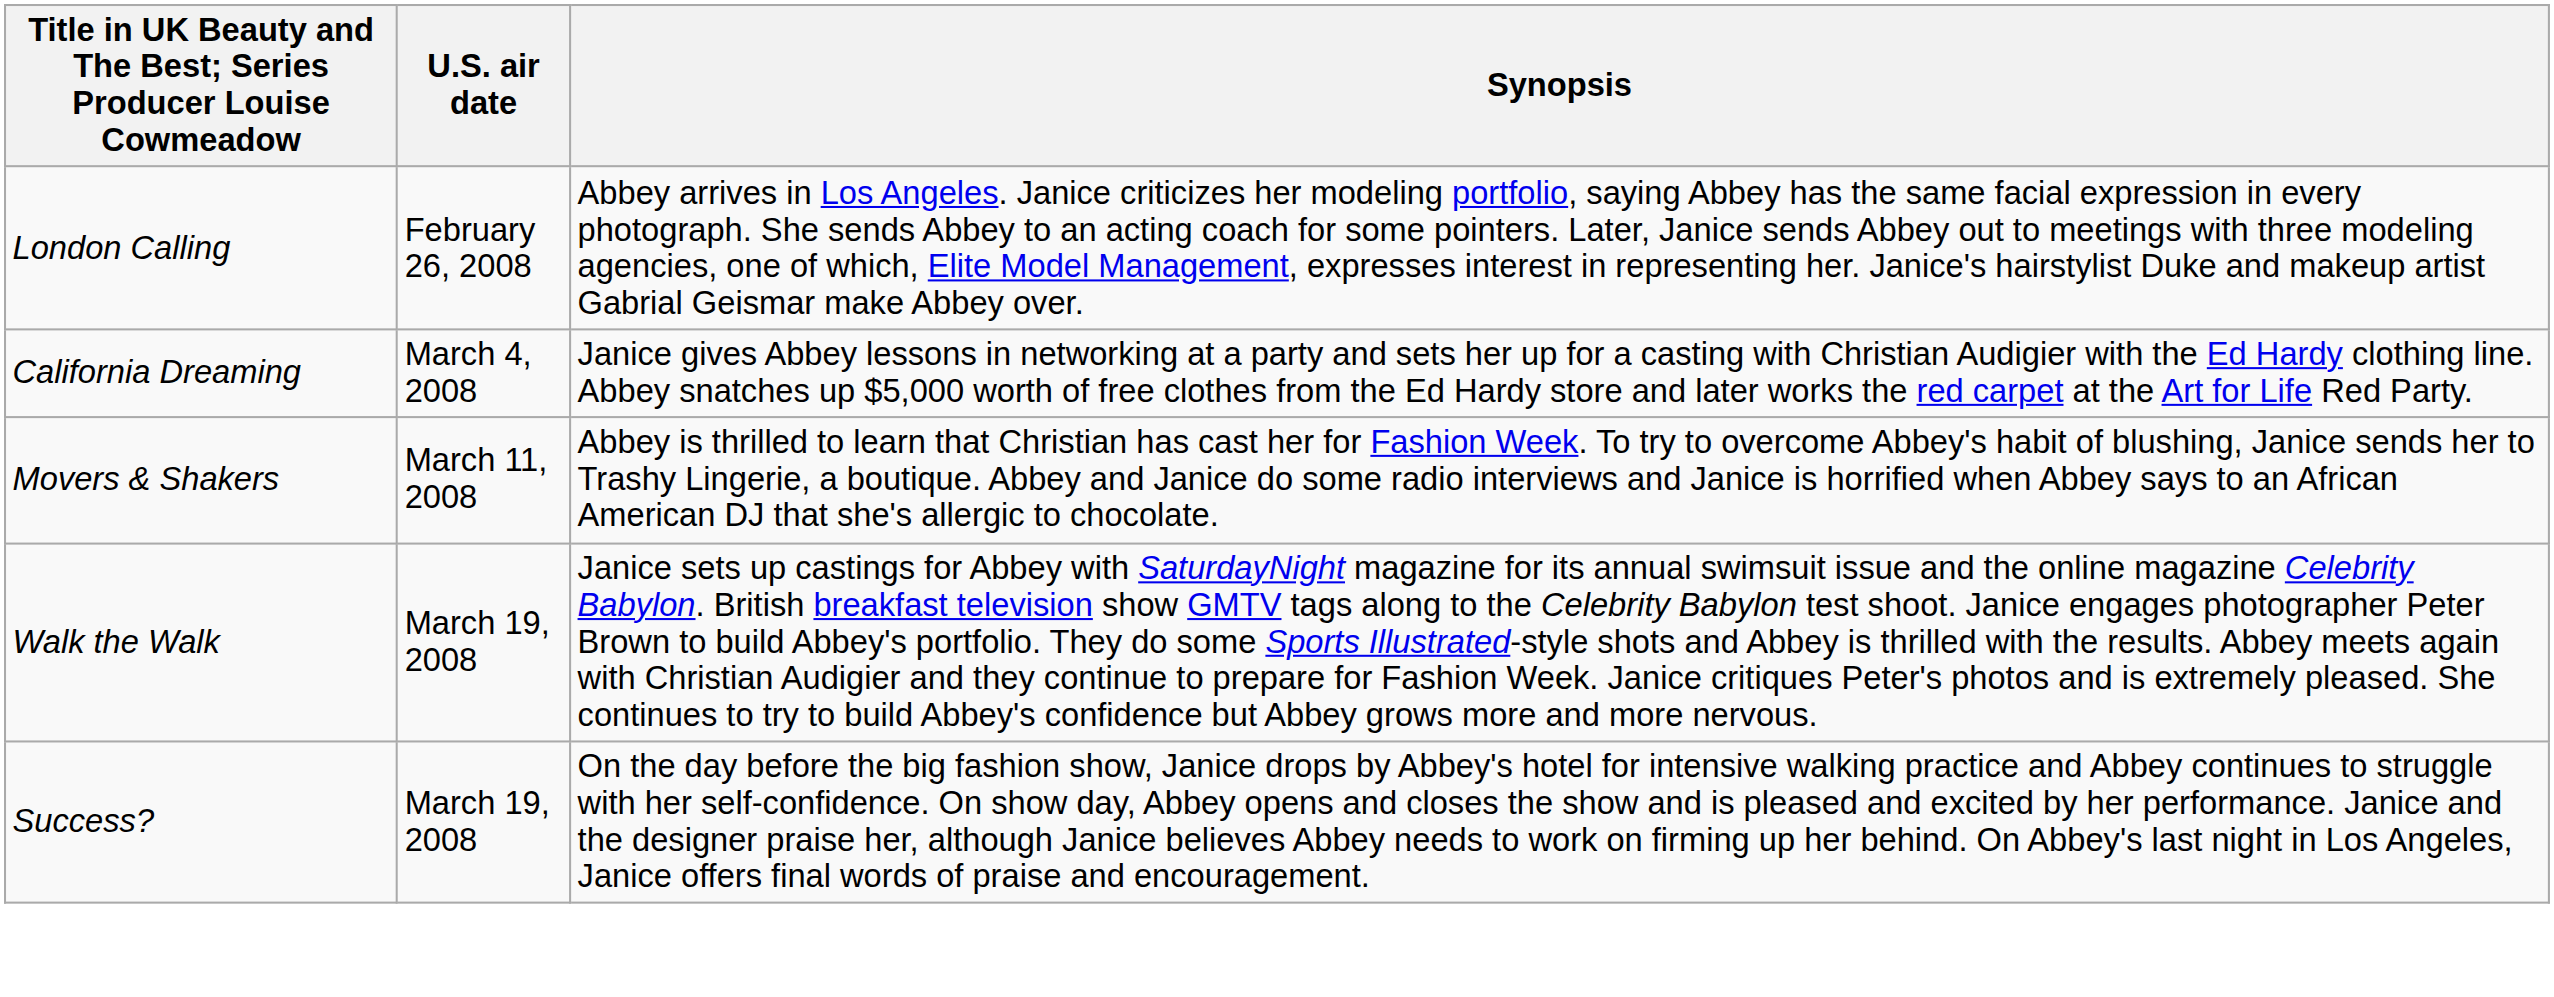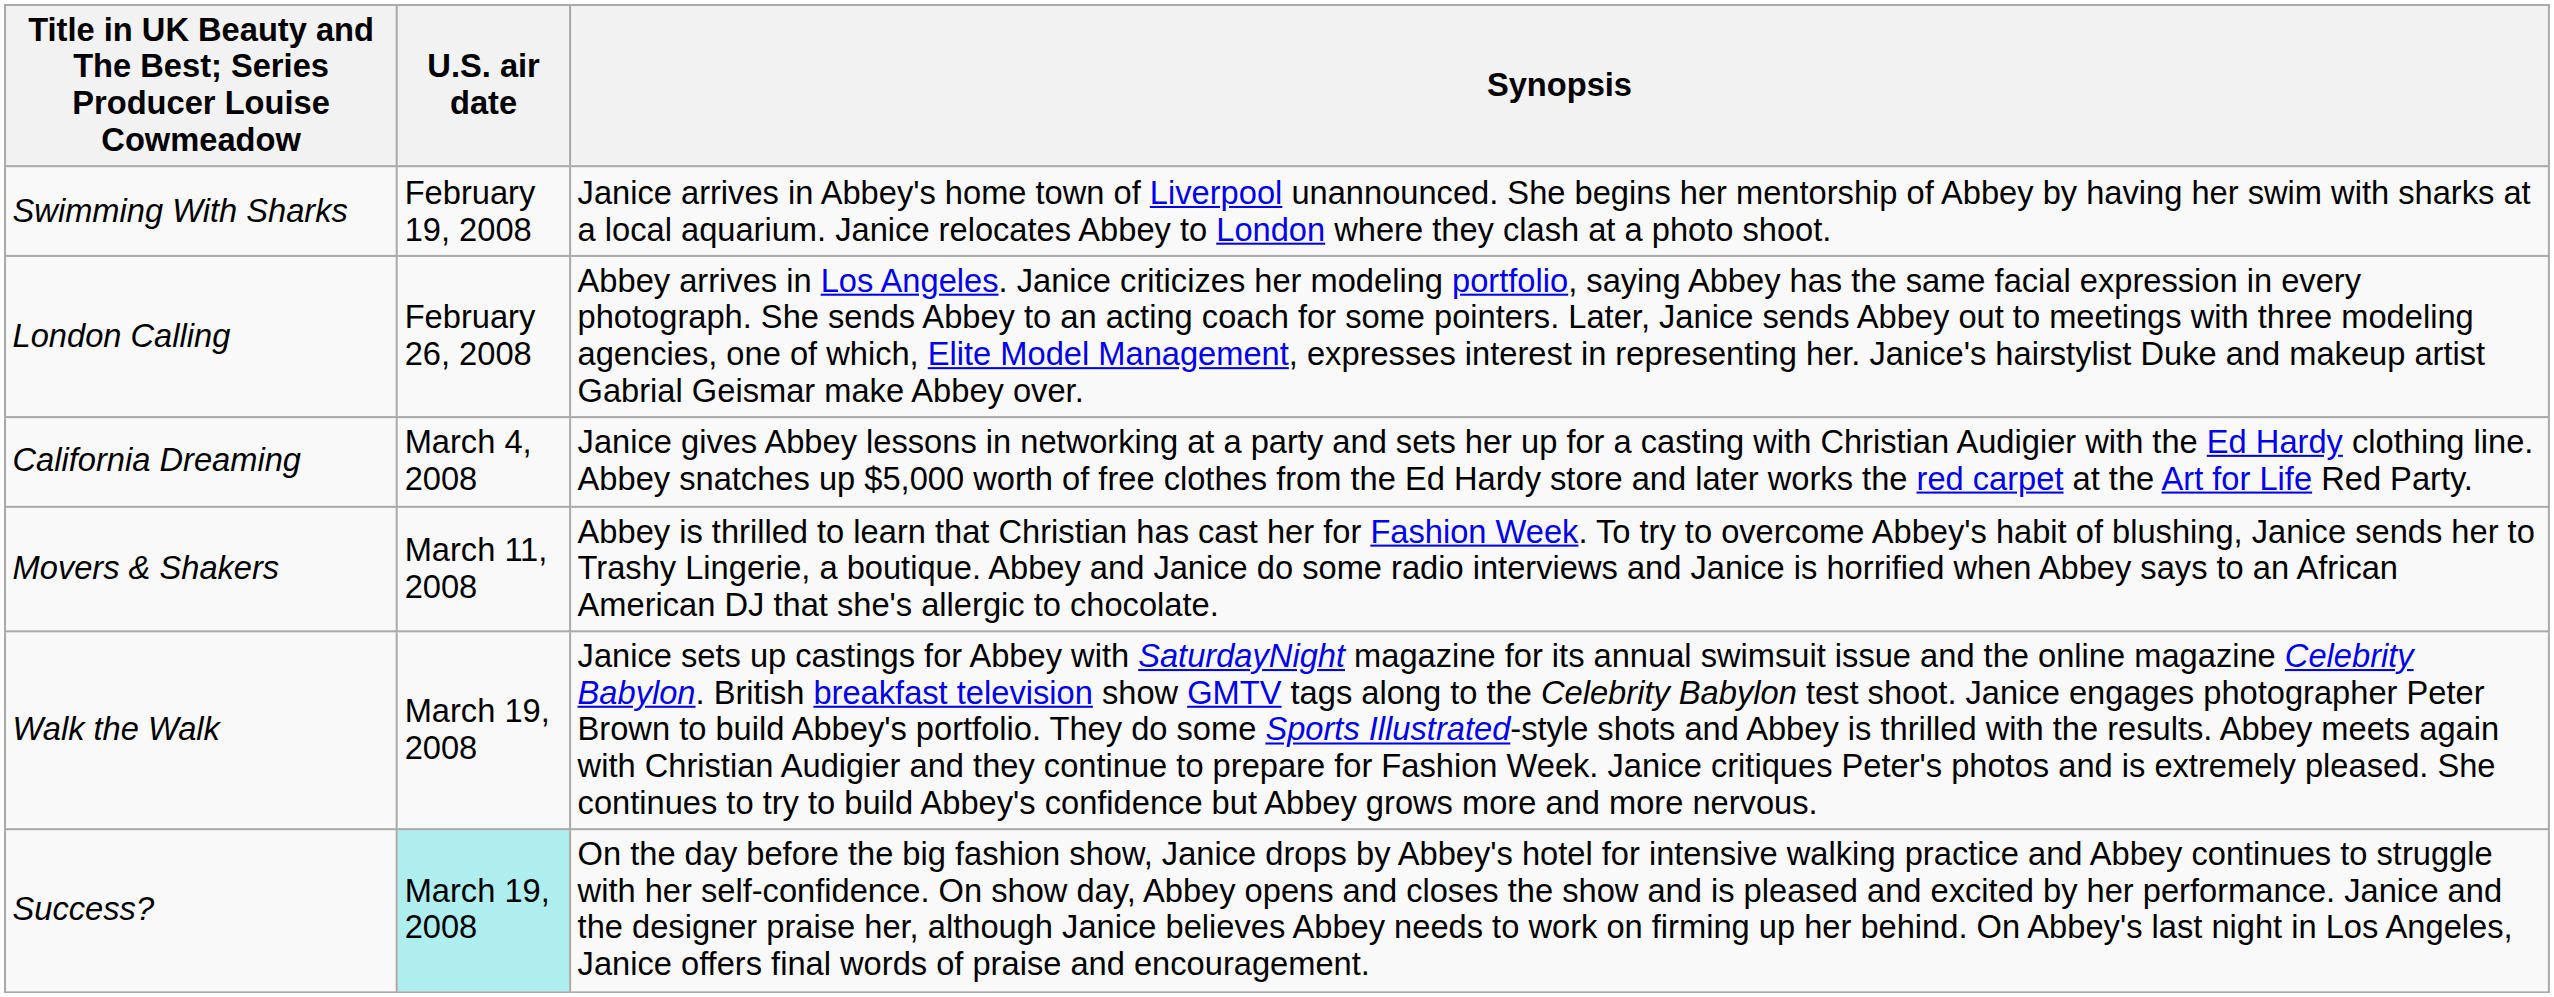+ row: (180, 210)
(477, 821) no background -> (477, 910) paleturquoise background
